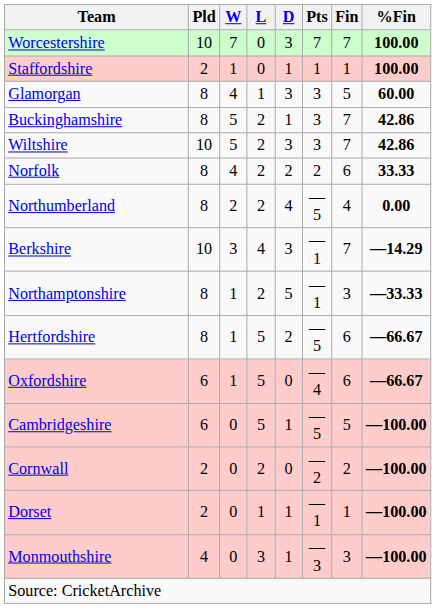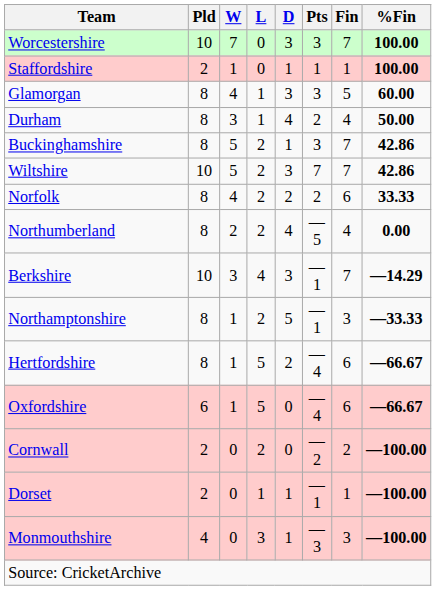(317, 42) 7 -> (317, 42) 3
+ row: (35, 119)
(317, 145) 3 -> (317, 171) 7
(317, 337) —5 -> (317, 362) —4
- row: (62, 424)
